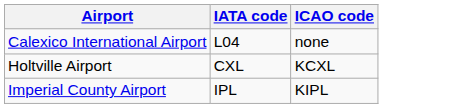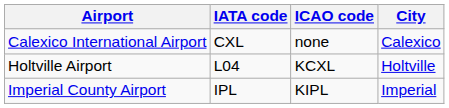+ column: (411, 16)
(227, 41) L04 -> (229, 41) CXL
(229, 66) CXL -> (227, 66) L04
